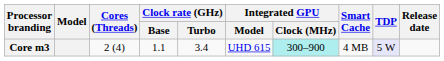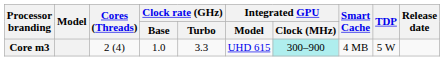(159, 47) 1.1 -> (159, 47) 1.0
(201, 47) 3.4 -> (201, 47) 3.3
(386, 47) lavender background -> (386, 47) no background
